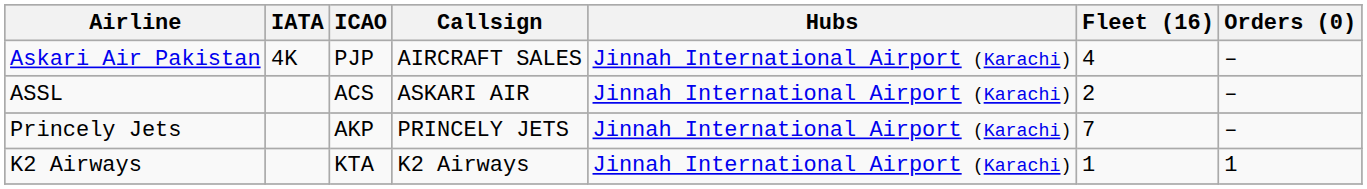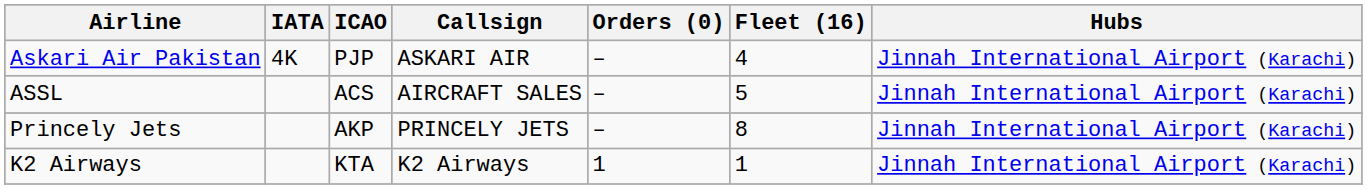columns swapped: (832, 23) <-> (1290, 23)
(490, 59) AIRCRAFT SALES -> (463, 59) ASKARI AIR
(463, 94) ASKARI AIR -> (490, 94) AIRCRAFT SALES
(1089, 94) 2 -> (741, 94) 5
(1089, 130) 7 -> (741, 130) 8
